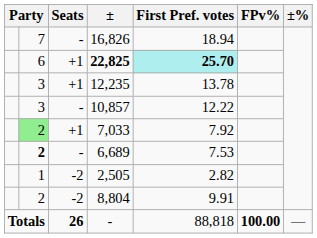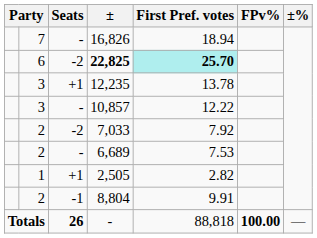(76, 61) +1 -> (77, 61) -2
(41, 130) lightgreen background -> (41, 130) no background
(76, 130) +1 -> (77, 130) -2
(41, 152) bold -> (41, 152) normal
(77, 175) -2 -> (76, 175) +1
(77, 198) -2 -> (77, 198) -1
